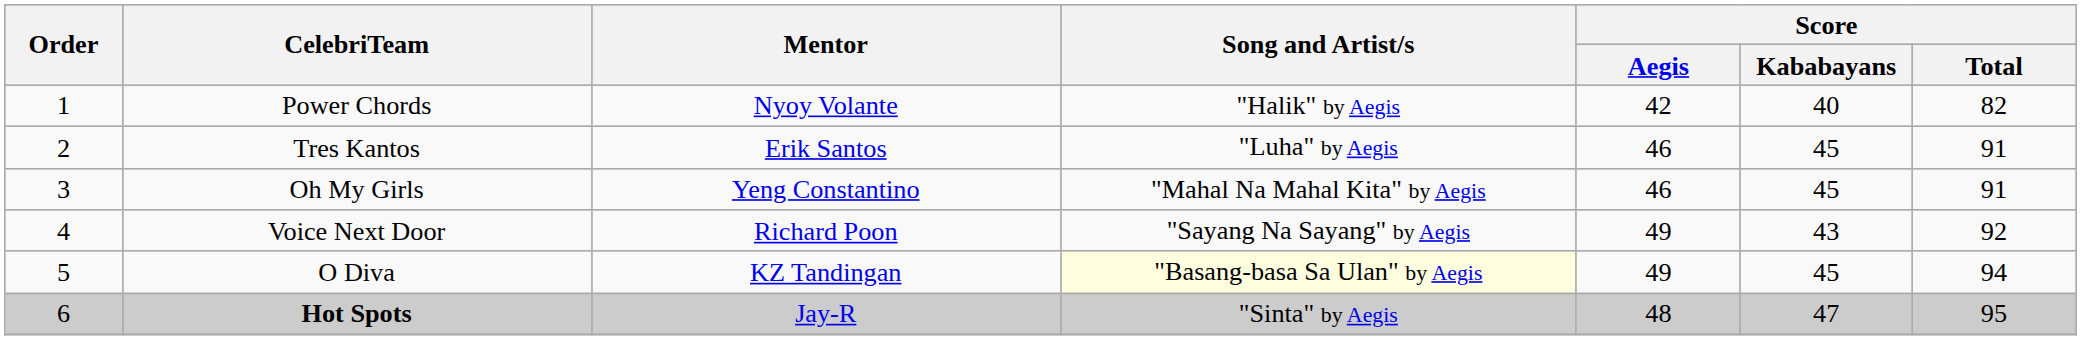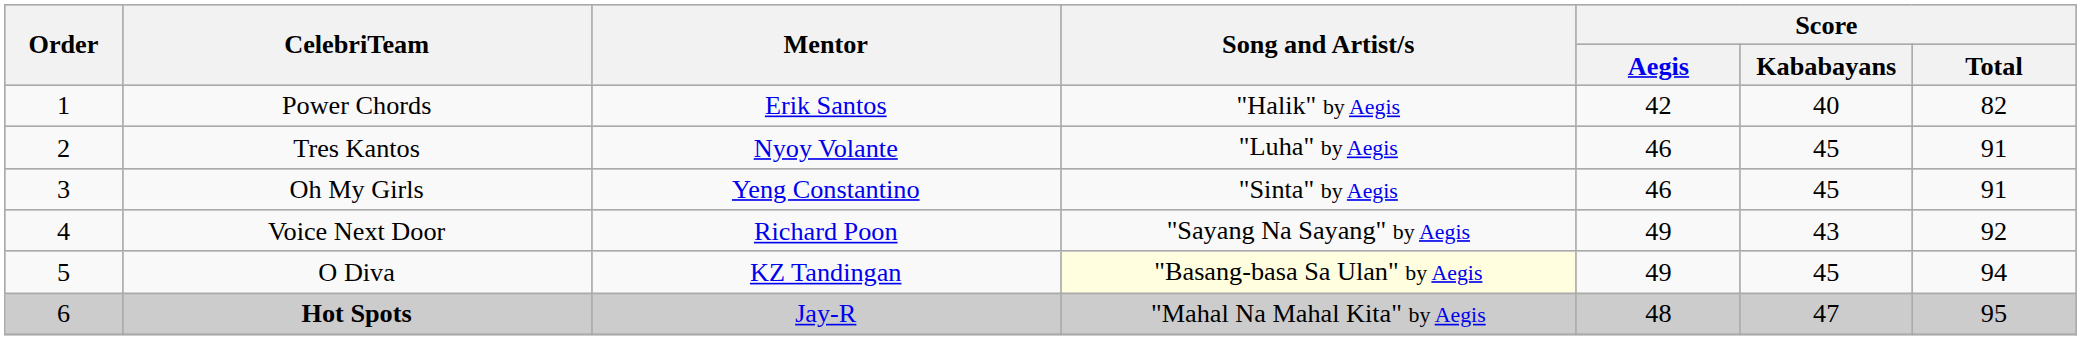(826, 106) Nyoy Volante -> (826, 106) Erik Santos
(826, 147) Erik Santos -> (826, 147) Nyoy Volante
(1318, 188) "Mahal Na Mahal Kita" by Aegis -> (1318, 188) "Sinta" by Aegis
(1318, 313) "Sinta" by Aegis -> (1318, 313) "Mahal Na Mahal Kita" by Aegis
